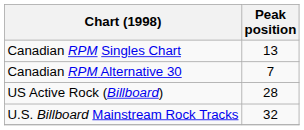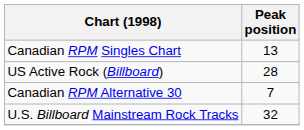rows swapped: (95, 72) <-> (85, 93)
